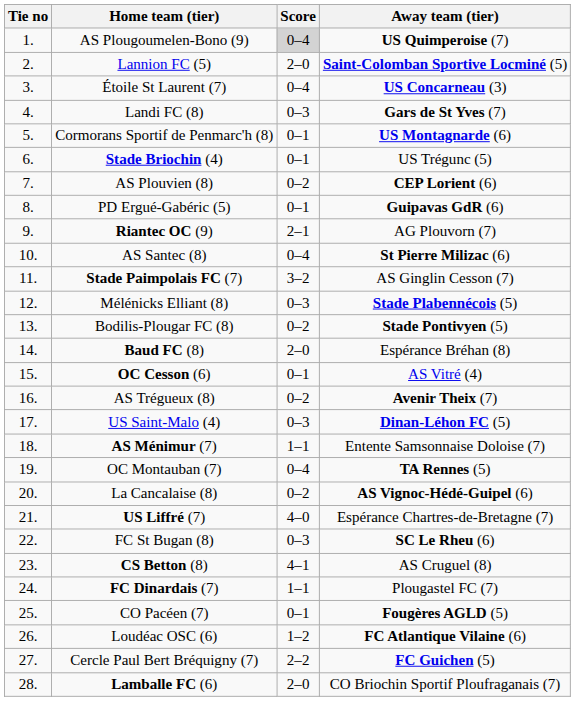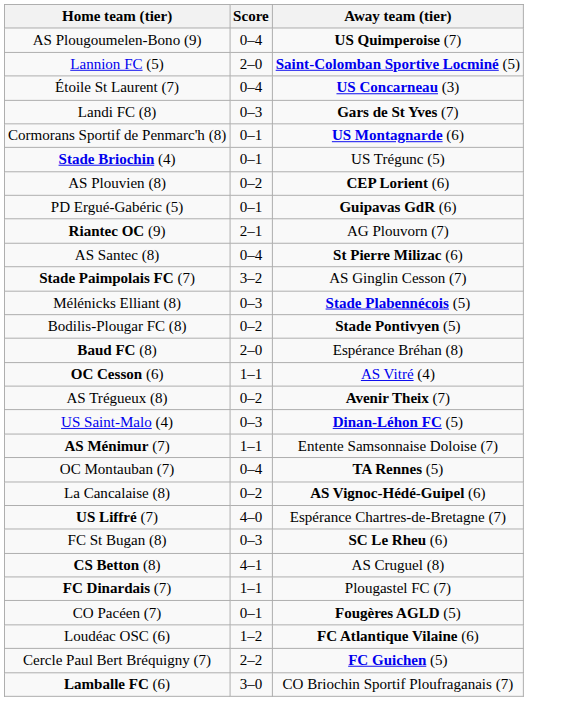- column: (28, 16)
(298, 40) lightgrey background -> (251, 40) no background
(298, 374) 0–1 -> (251, 374) 1–1
(298, 684) 2–0 -> (251, 684) 3–0
